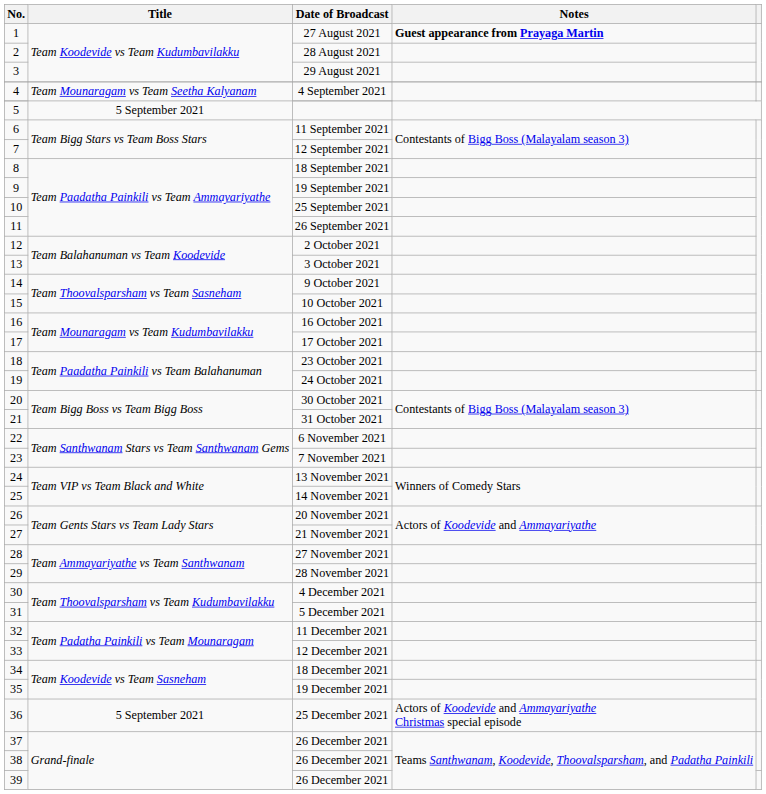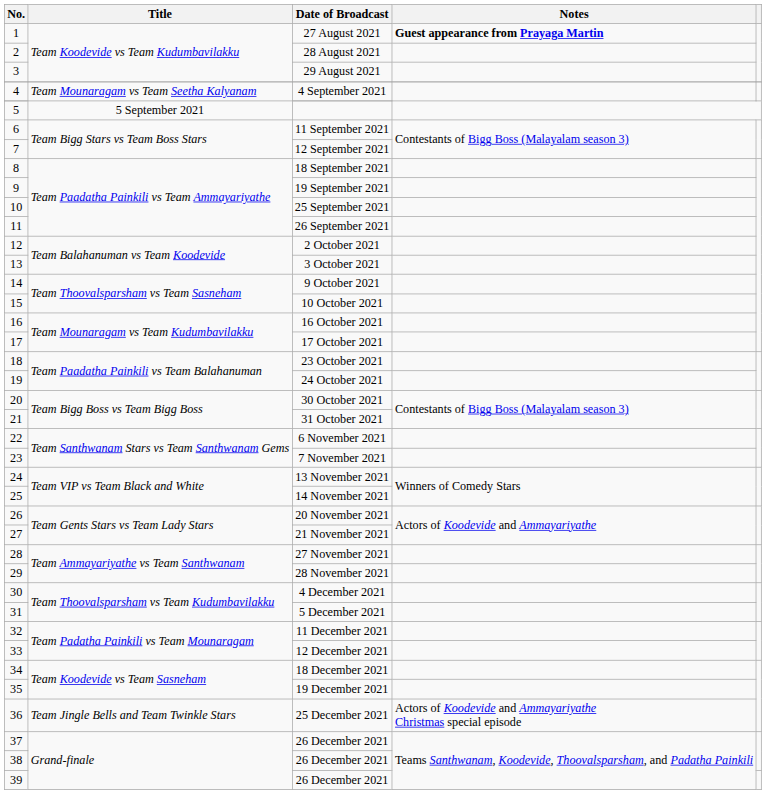(160, 715) 5 September 2021 -> (133, 715) Team Jingle Bells and Team Twinkle Stars
